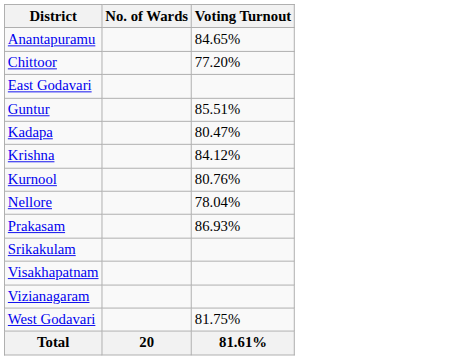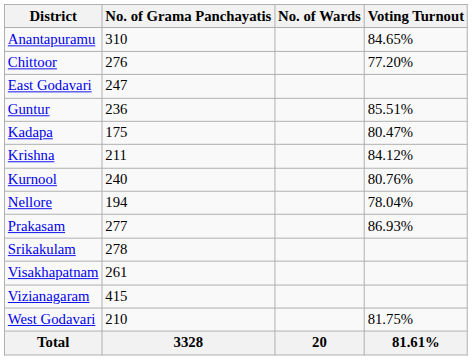+ column: (188, 16)
